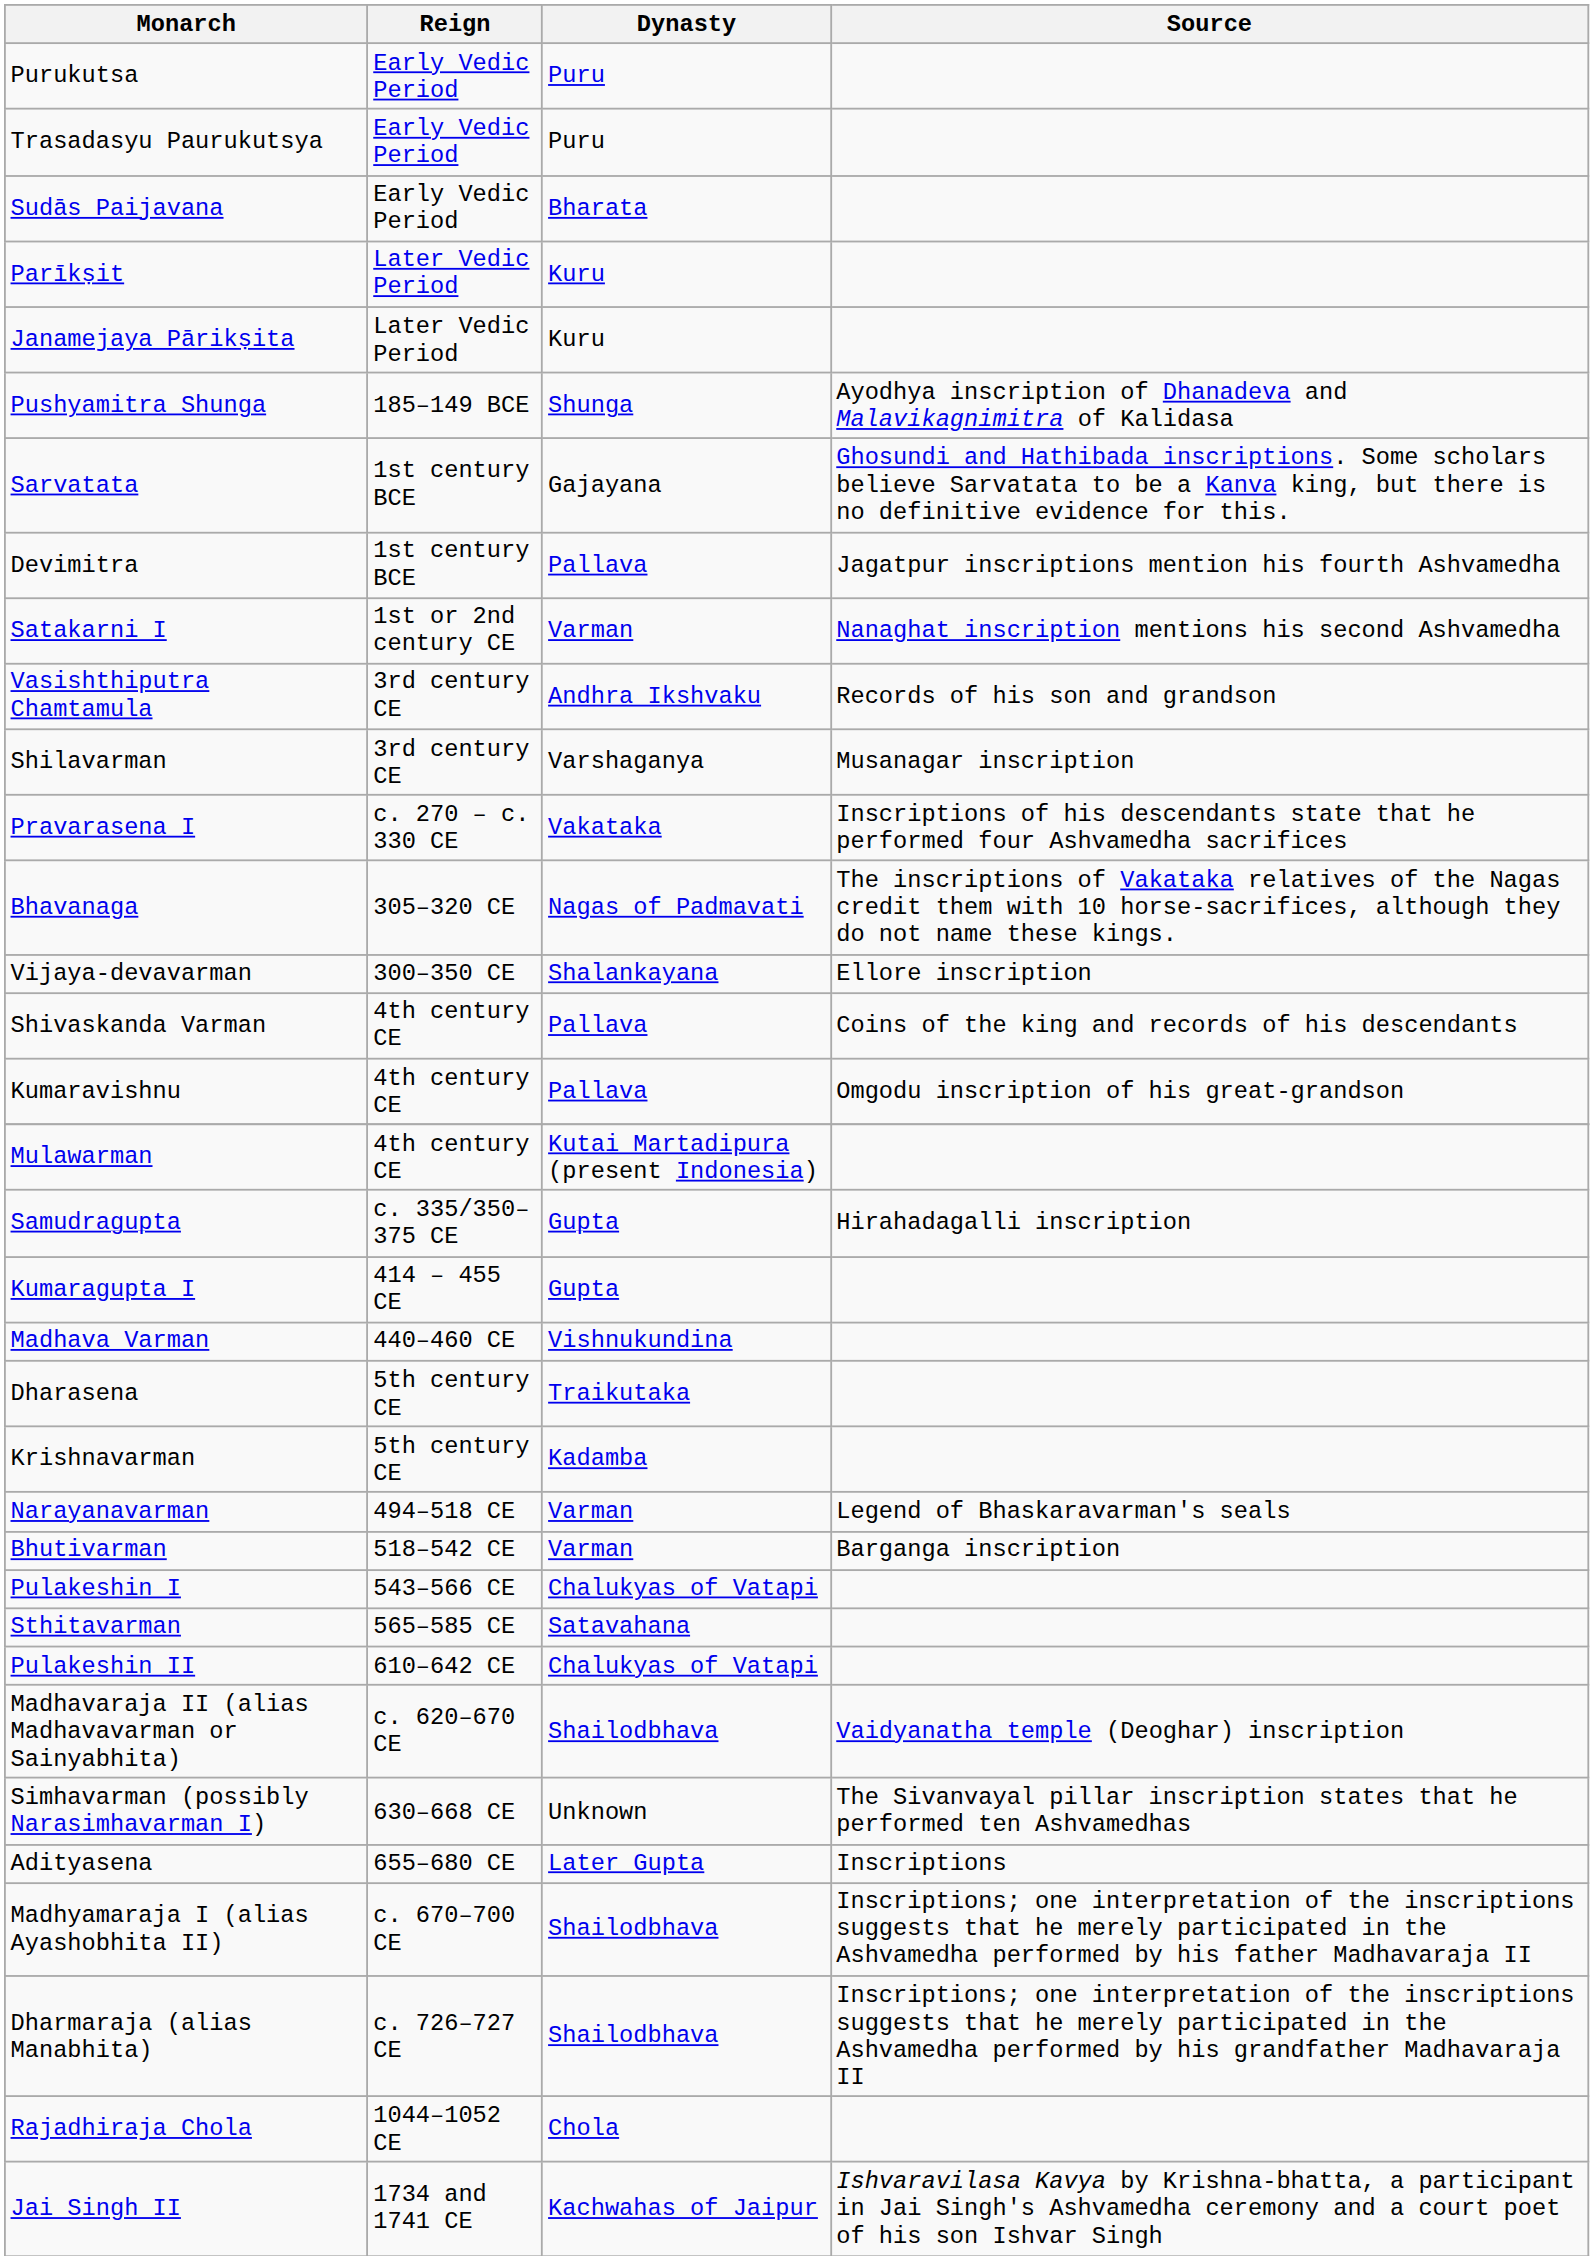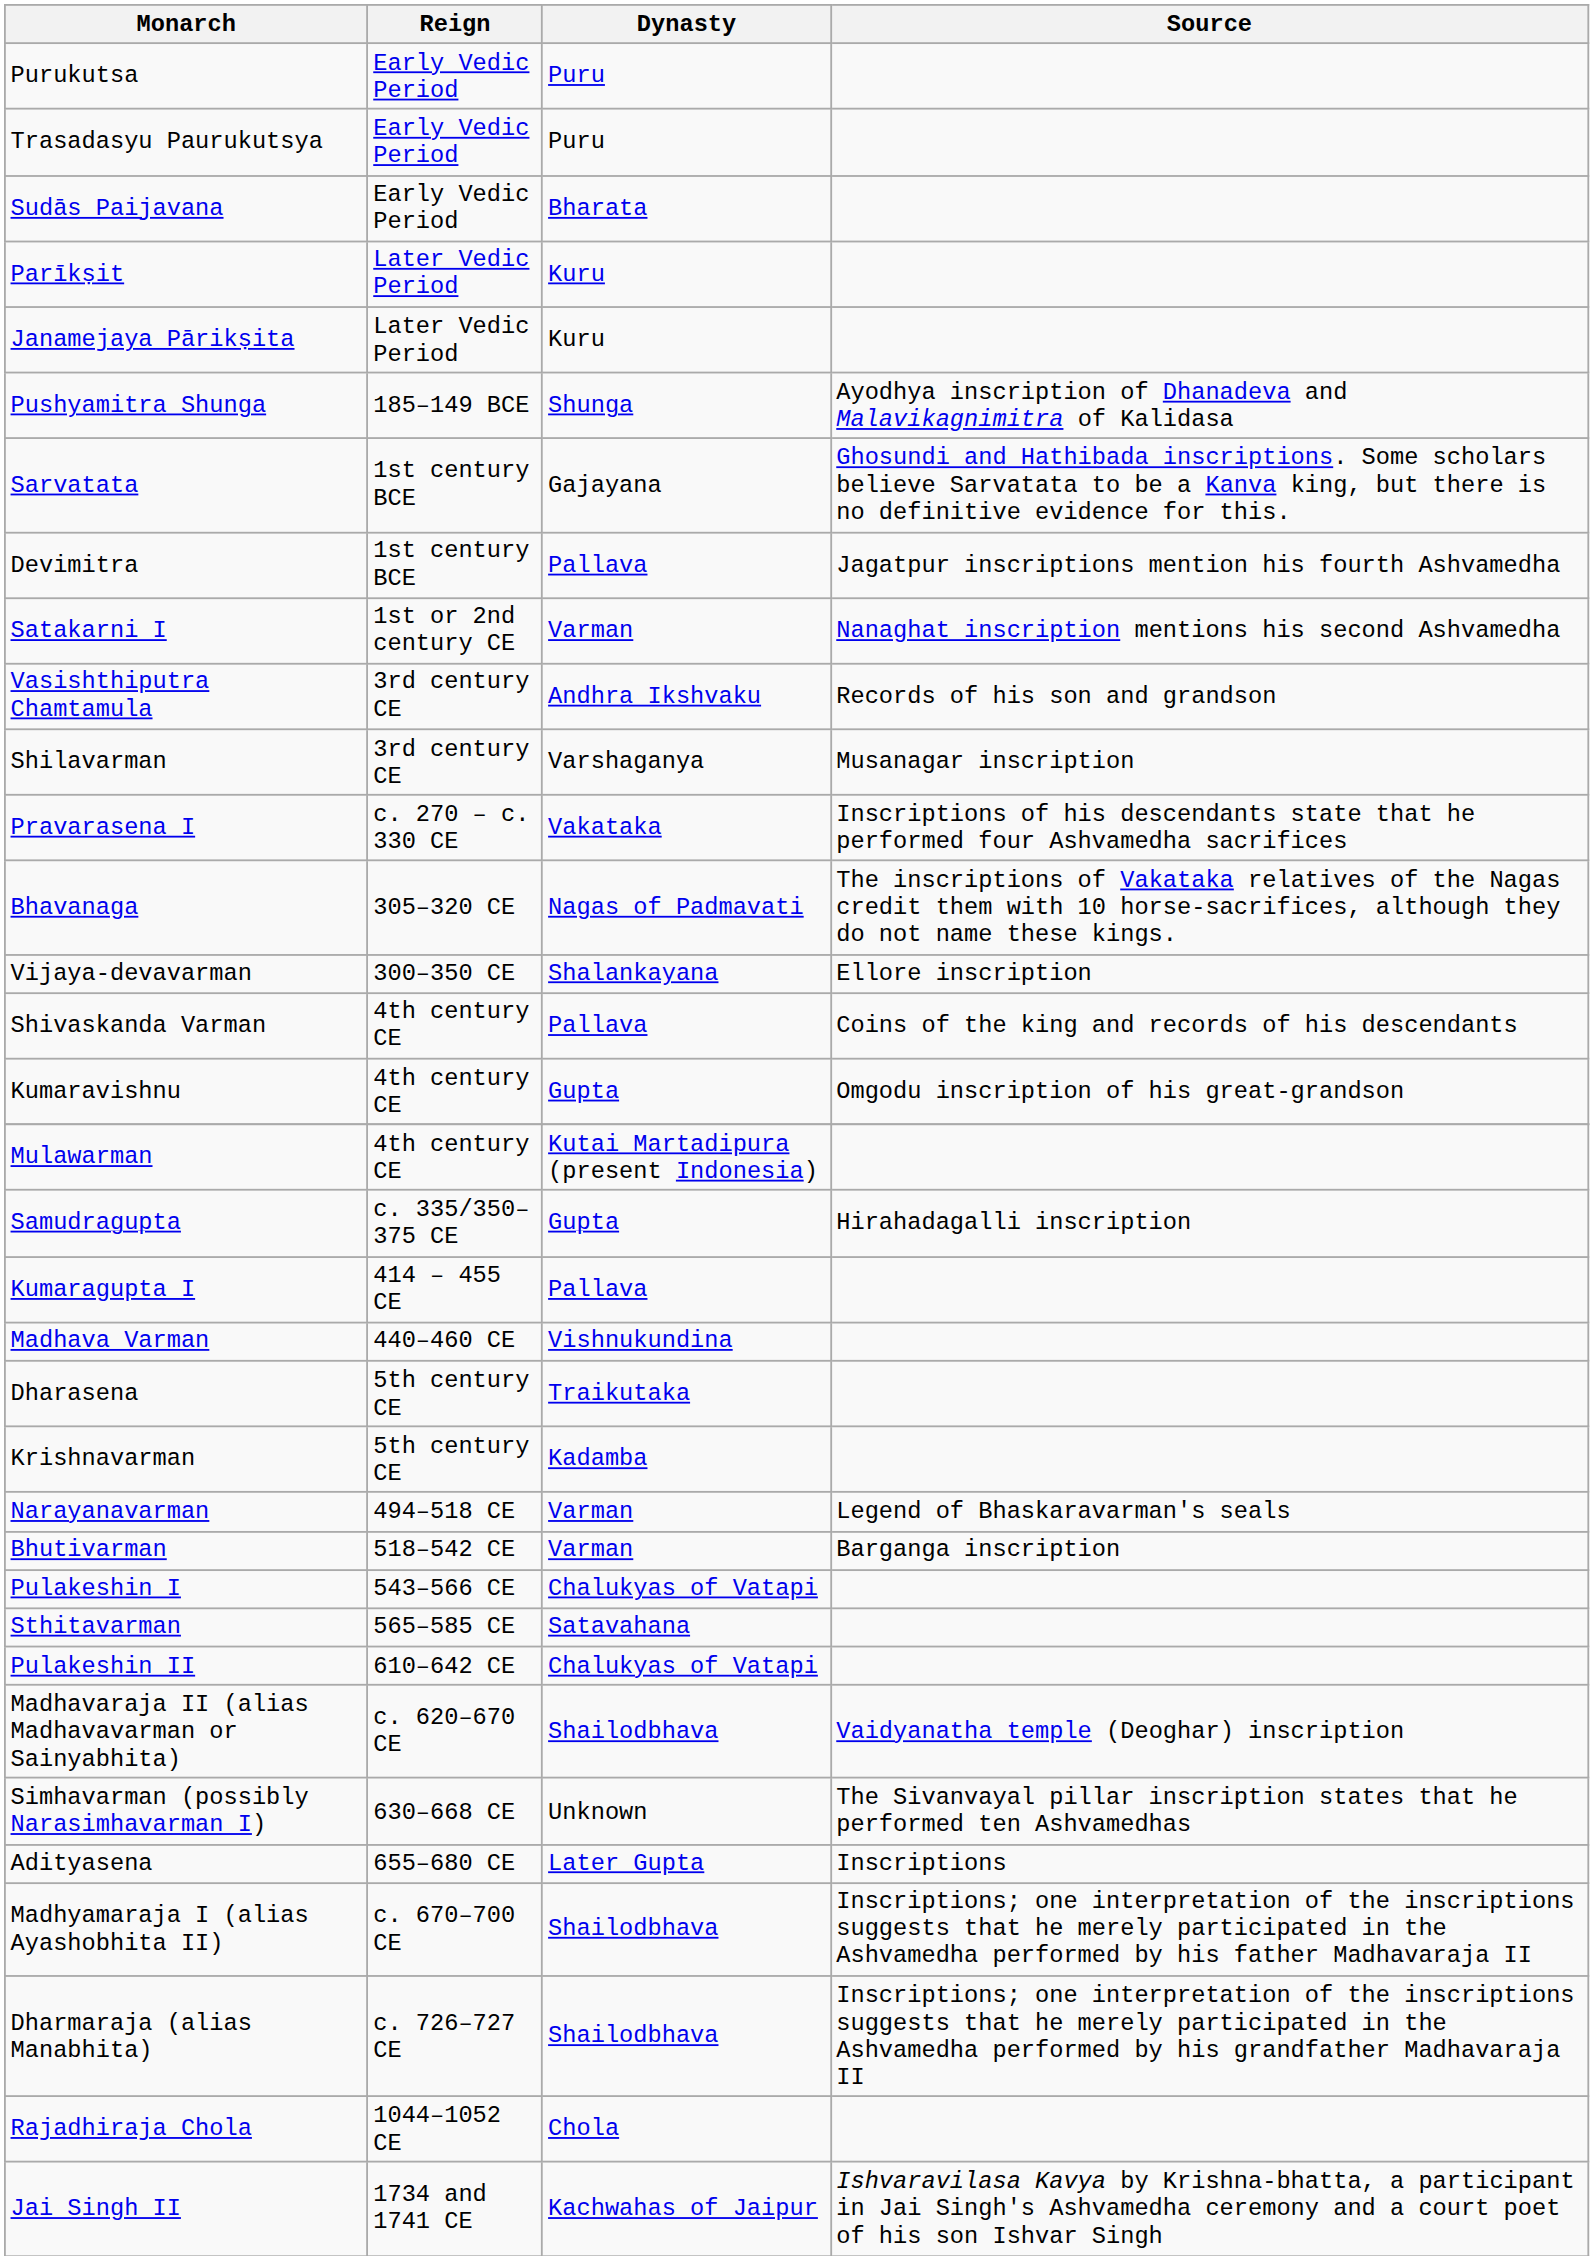(598, 1092) Pallava -> (584, 1092) Gupta
(584, 1289) Gupta -> (598, 1289) Pallava
